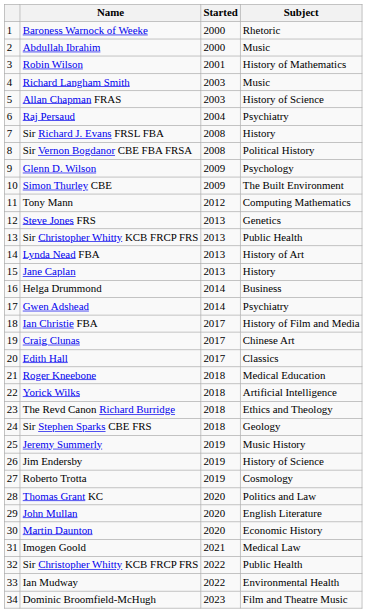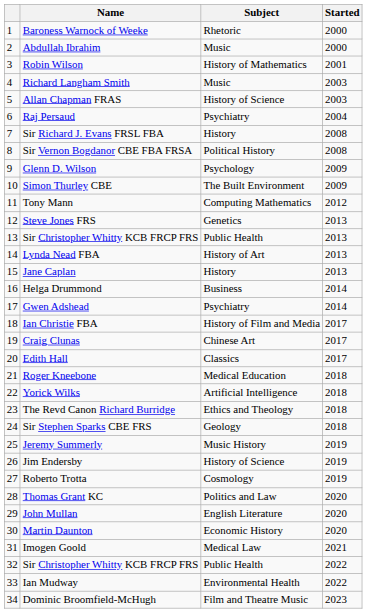columns swapped: (301, 13) <-> (221, 13)
